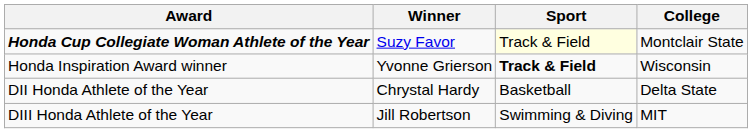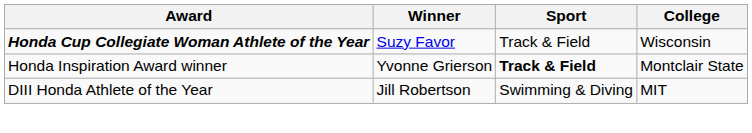(545, 41) lightyellow background -> (545, 41) no background
(692, 41) Montclair State -> (675, 41) Wisconsin
(675, 66) Wisconsin -> (692, 66) Montclair State
- row: (108, 90)
